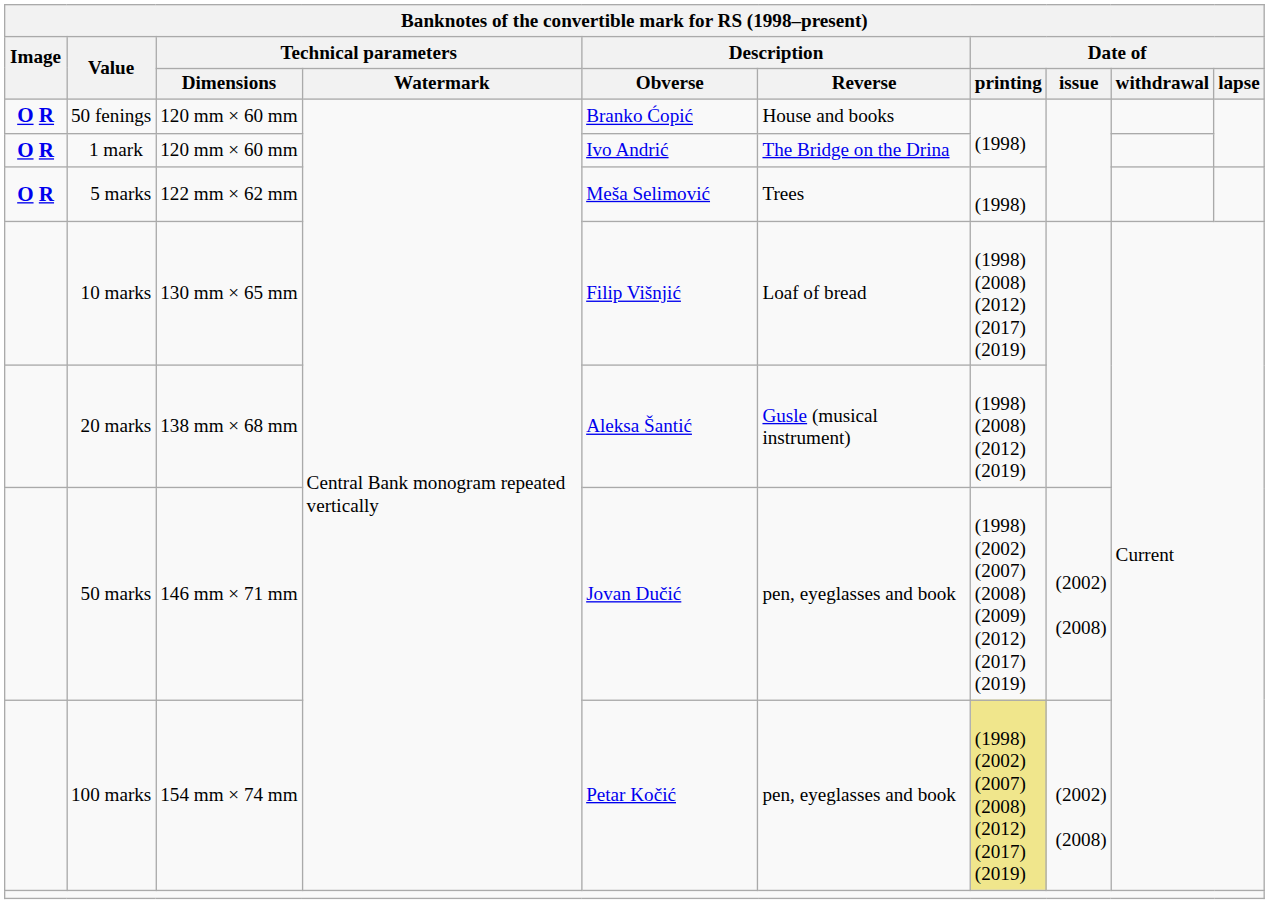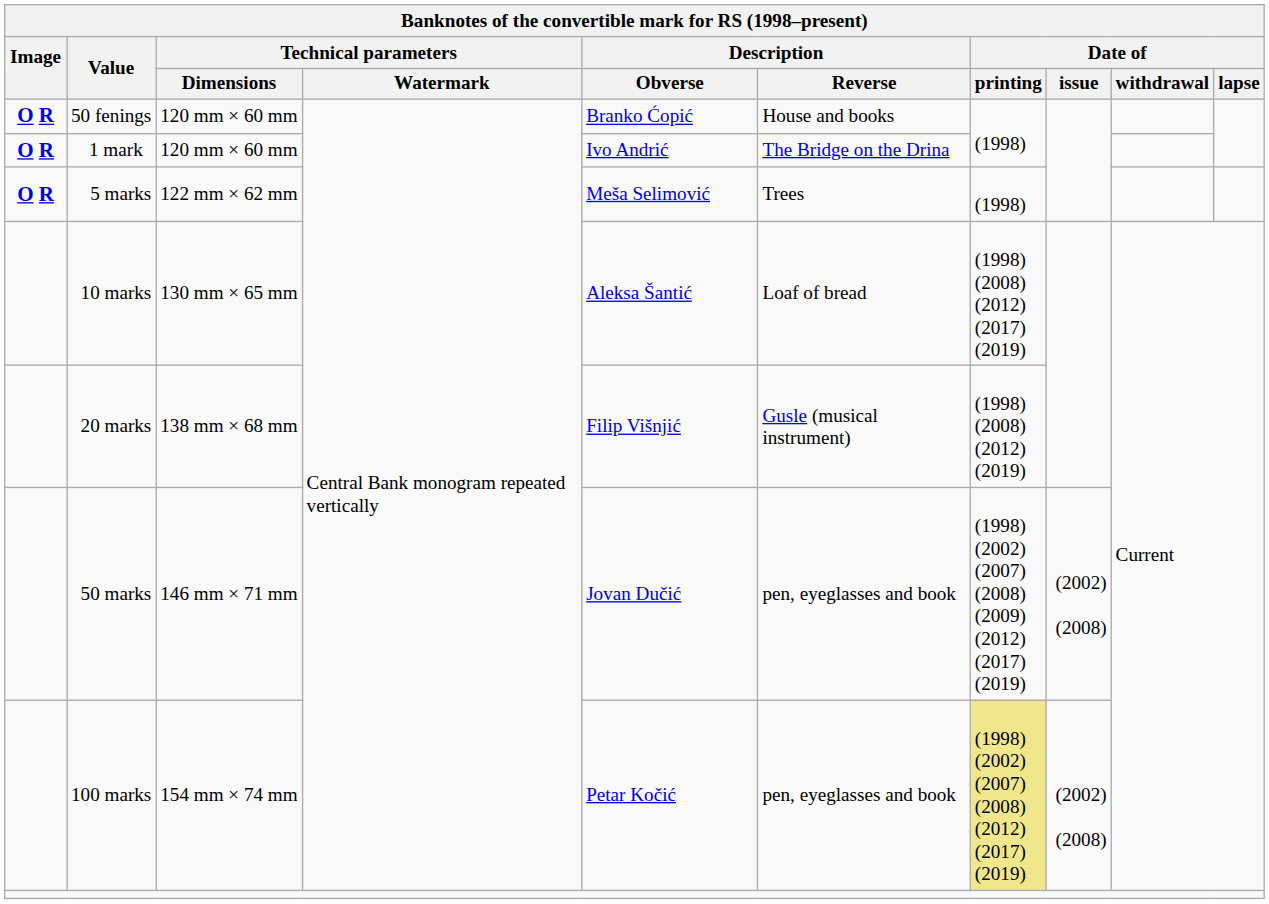(634, 293) Filip Višnjić -> (639, 293) Aleksa Šantić
(639, 426) Aleksa Šantić -> (634, 426) Filip Višnjić
